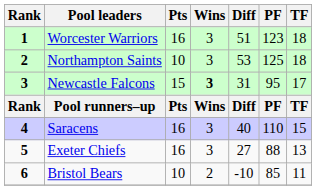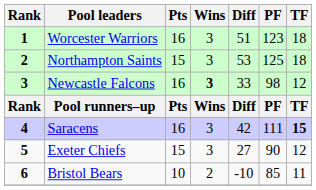(178, 60) 10 -> (178, 60) 15
(178, 83) 15 -> (178, 83) 16
(244, 83) 31 -> (244, 83) 33
(273, 83) 95 -> (273, 83) 98
(299, 83) 17 -> (299, 83) 12
(244, 128) 40 -> (244, 128) 42
(273, 128) 110 -> (273, 128) 111
(299, 128) normal -> (299, 128) bold
(178, 151) 16 -> (178, 151) 15
(273, 151) 88 -> (273, 151) 90
(299, 151) 13 -> (299, 151) 12
